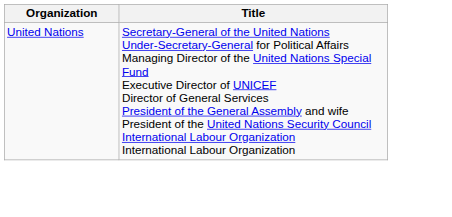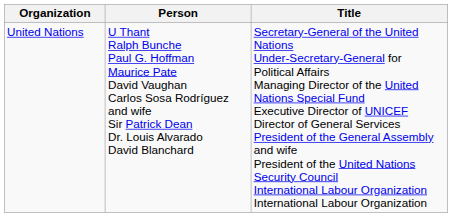+ column: (178, 13)
